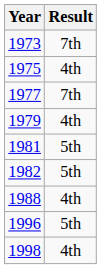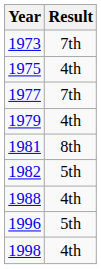(71, 146) 5th -> (71, 146) 8th
